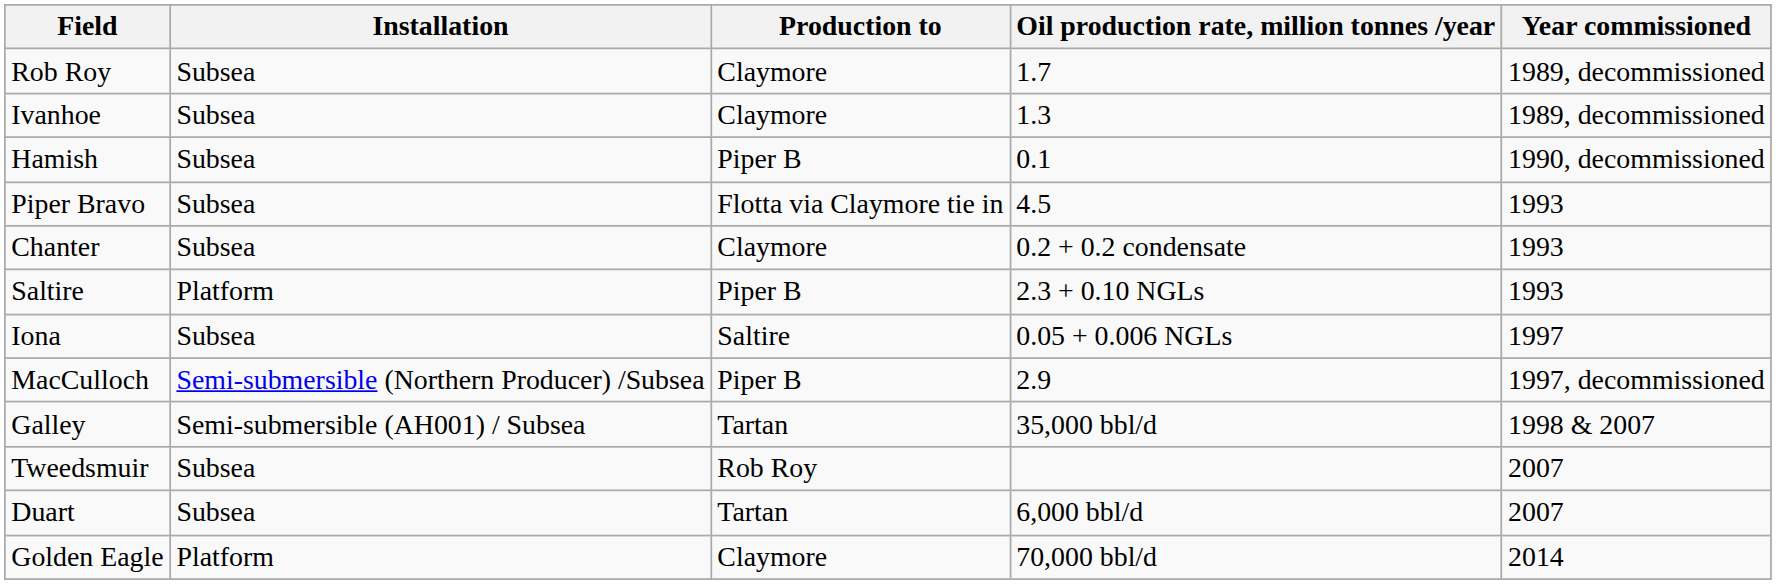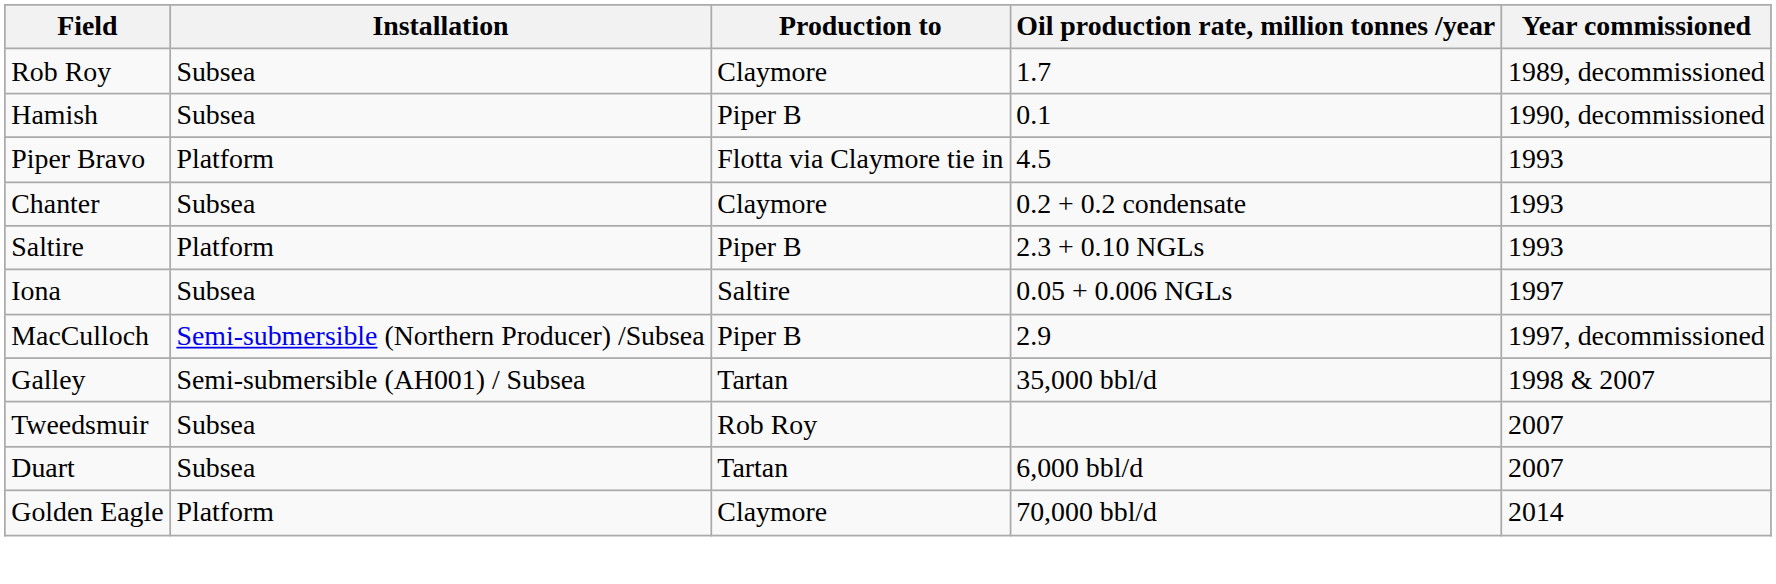- row: (56, 114)
(216, 203) Subsea -> (225, 159) Platform
